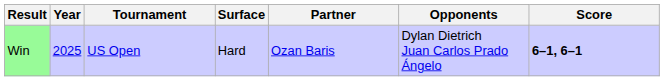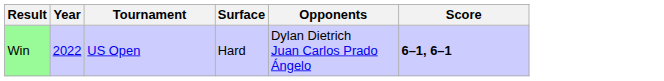- column: (333, 14)
(67, 50) 2025 -> (67, 50) 2022
